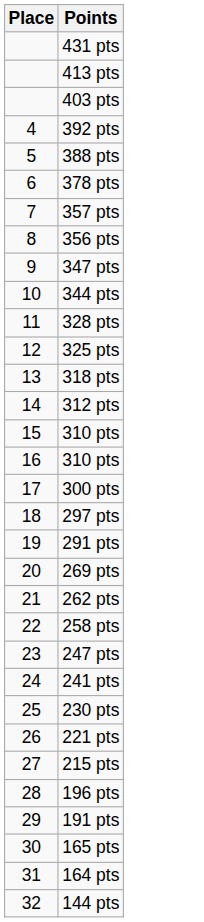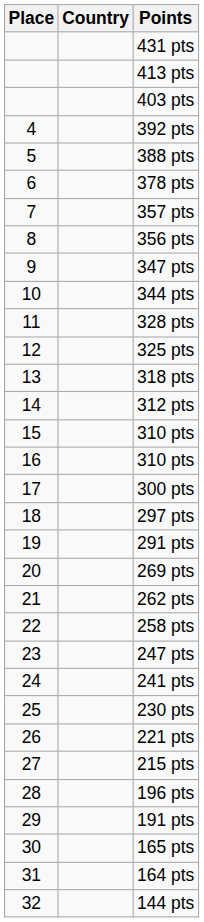+ column: (96, 18)
